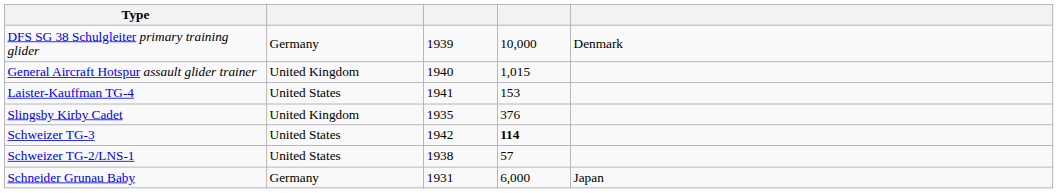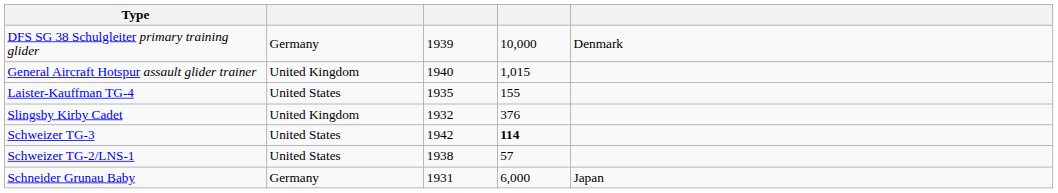(440, 93) 1941 -> (440, 93) 1935
(510, 93) 153 -> (510, 93) 155
(440, 114) 1935 -> (440, 114) 1932
